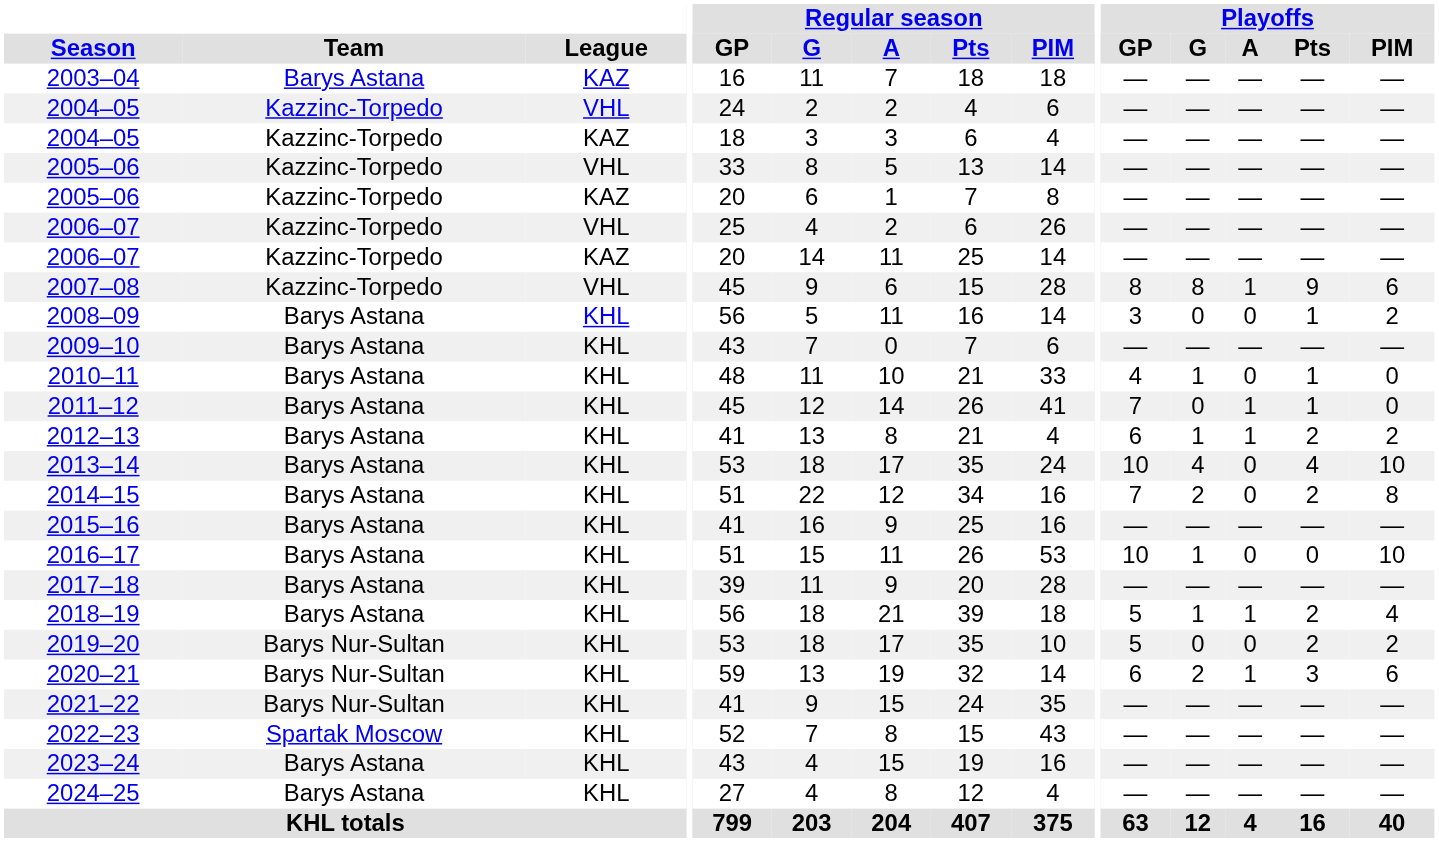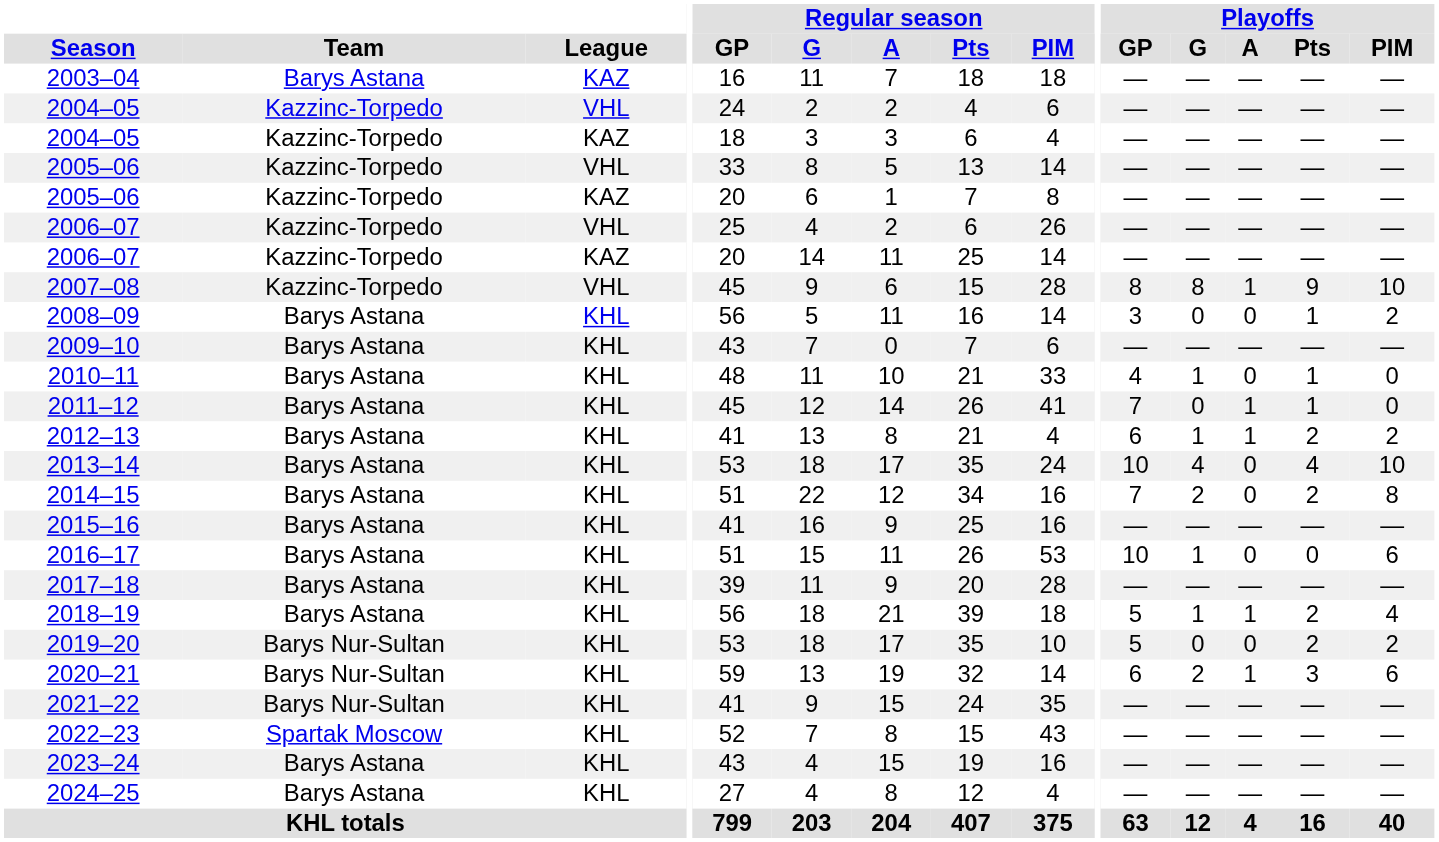(1392, 286) 6 -> (1392, 286) 10
(1392, 555) 10 -> (1392, 555) 6
